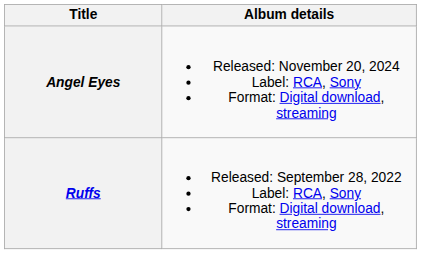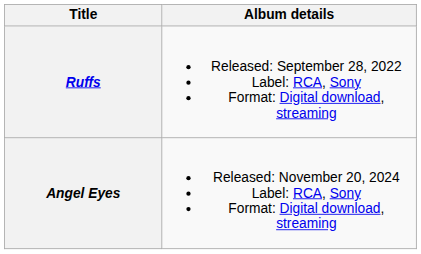rows swapped: (83, 193) <-> (83, 81)
